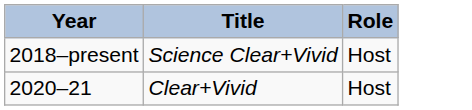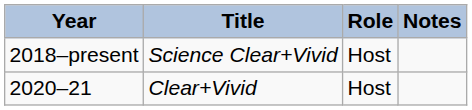+ column: (432, 21)
